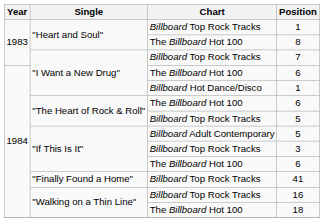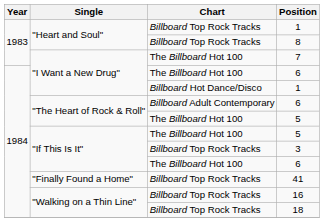(196, 42) The Billboard Hot 100 -> (205, 42) Billboard Top Rock Tracks
(205, 57) Billboard Top Rock Tracks -> (196, 57) The Billboard Hot 100
(196, 103) The Billboard Hot 100 -> (212, 103) Billboard Adult Contemporary
(205, 118) Billboard Top Rock Tracks -> (196, 118) The Billboard Hot 100
(212, 133) Billboard Adult Contemporary -> (196, 133) The Billboard Hot 100
(196, 210) The Billboard Hot 100 -> (205, 210) Billboard Top Rock Tracks
